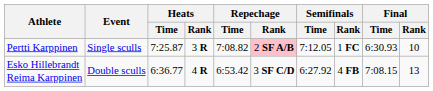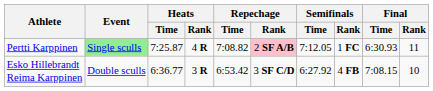(114, 47) no background -> (114, 47) lightgreen background
(199, 47) 3 R -> (199, 47) 4 R
(414, 47) 10 -> (414, 47) 11
(199, 71) 4 R -> (199, 71) 3 R
(414, 71) 13 -> (414, 71) 10
